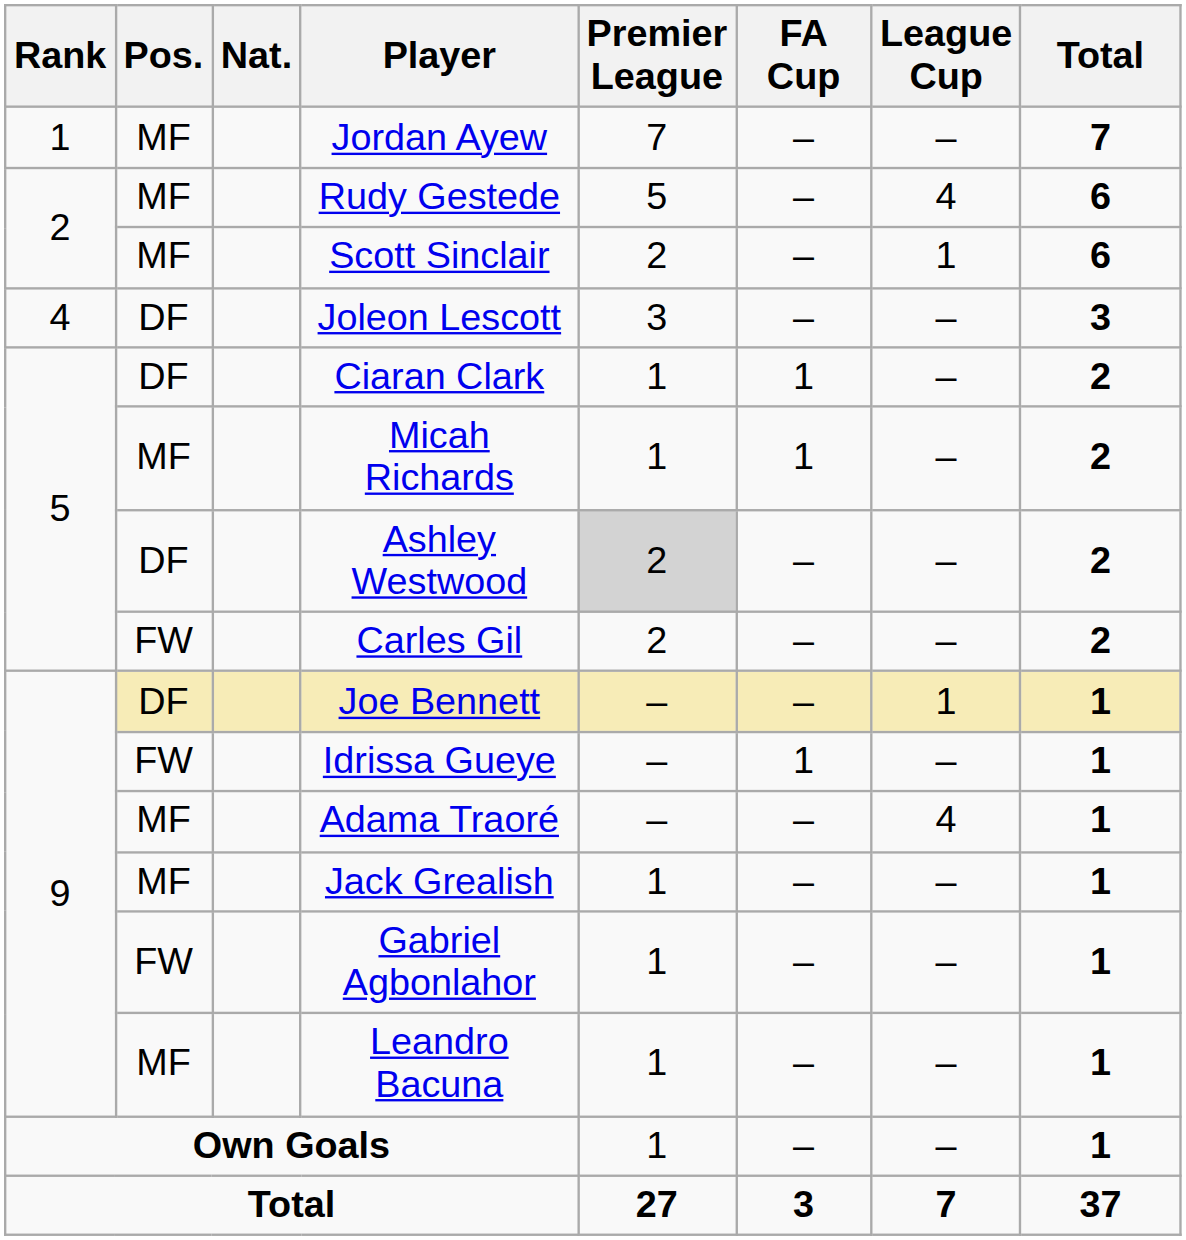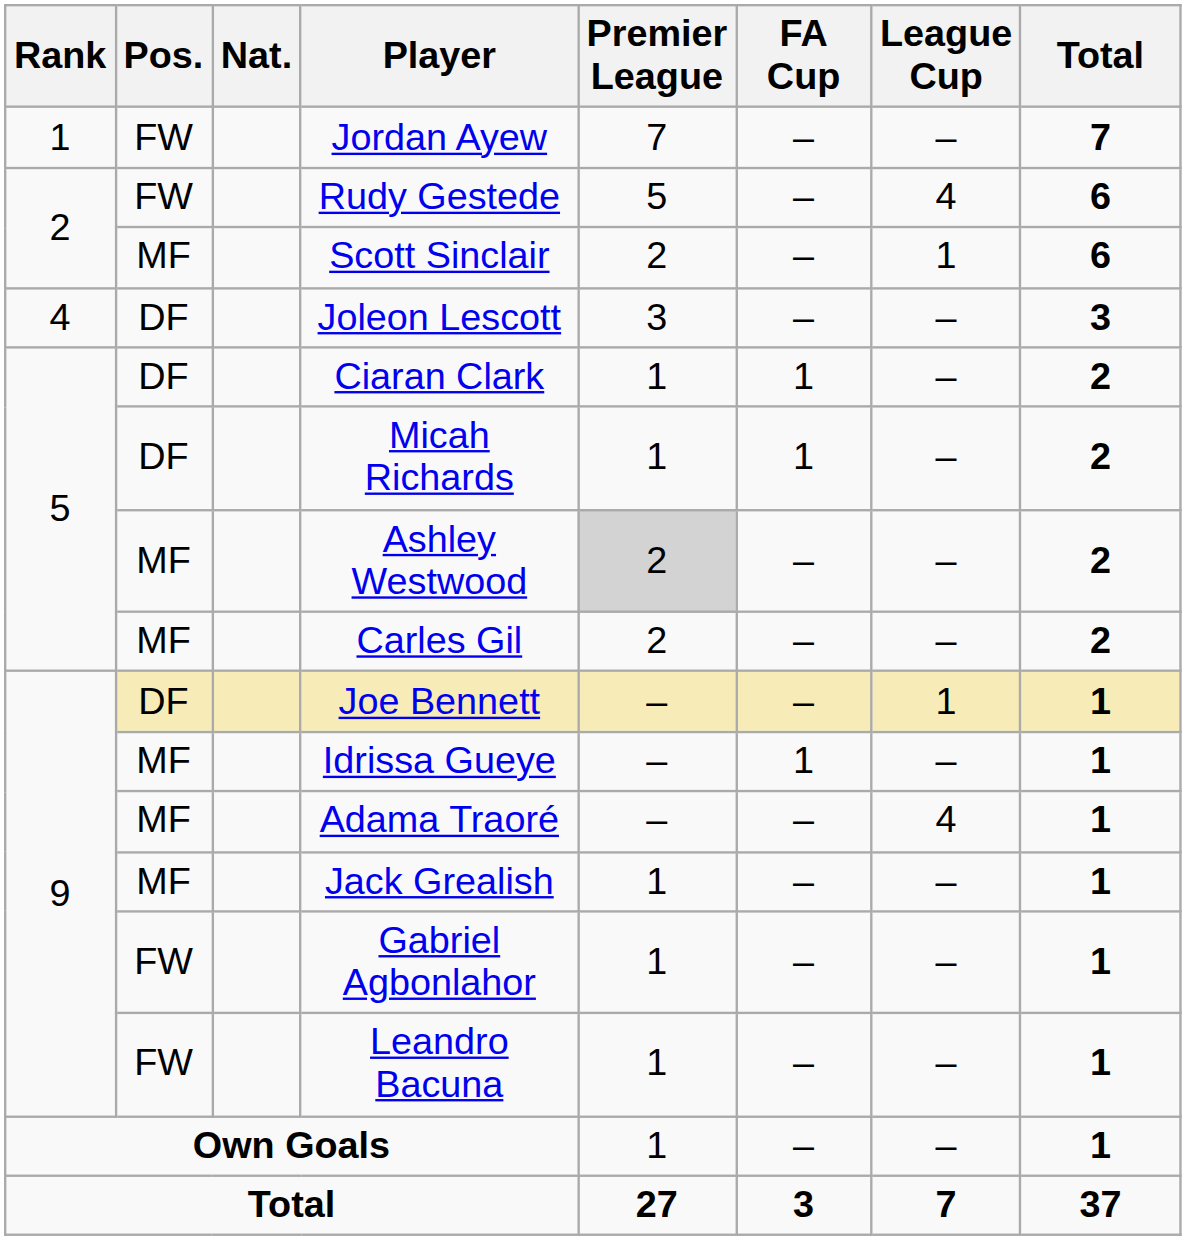(164, 136) MF -> (163, 136) FW
(164, 196) MF -> (163, 196) FW
(164, 457) MF -> (164, 457) DF
(164, 559) DF -> (164, 559) MF
(163, 640) FW -> (164, 640) MF
(163, 760) FW -> (164, 760) MF
(164, 1063) MF -> (163, 1063) FW
